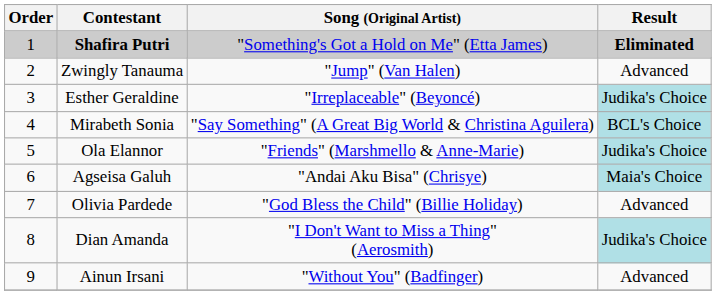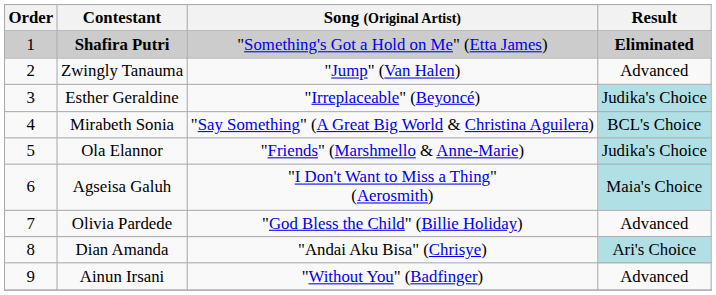(392, 177) "Andai Aku Bisa" (Chrisye) -> (392, 187) "I Don't Want to Miss a Thing" (Aerosmith)
(392, 240) "I Don't Want to Miss a Thing" (Aerosmith) -> (392, 249) "Andai Aku Bisa" (Chrisye)
(654, 240) Judika's Choice -> (654, 249) Ari's Choice
